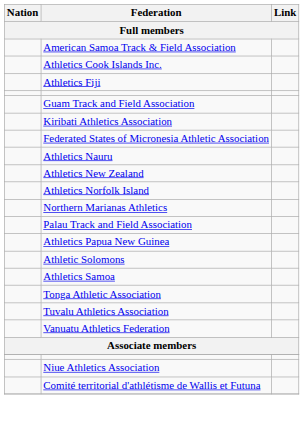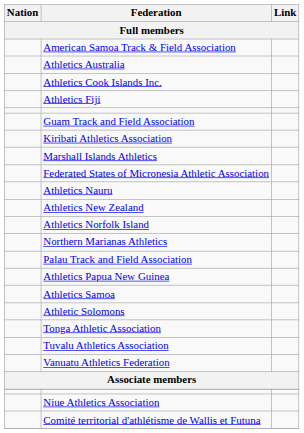+ row: (23, 65)
+ row: (23, 156)
rows swapped: (23, 277) <-> (23, 260)
